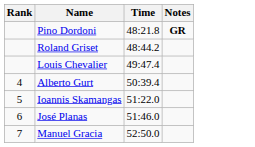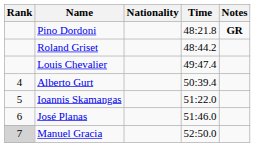+ column: (153, 13)
(20, 133) no background -> (20, 133) lightgrey background
